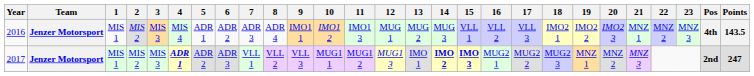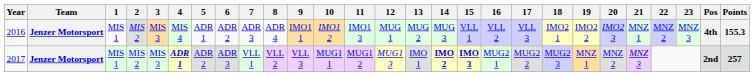(735, 32) 143.5 -> (735, 32) 155.3
(735, 58) 247 -> (735, 58) 257
